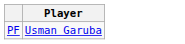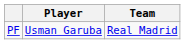+ column: (142, 13)
